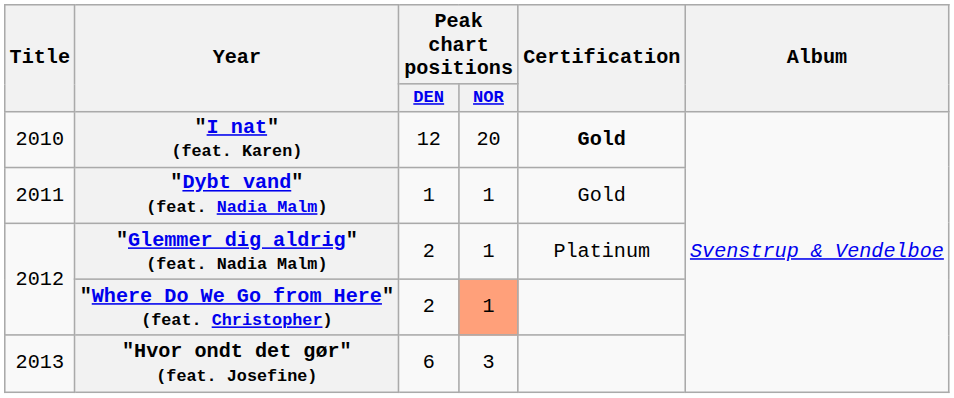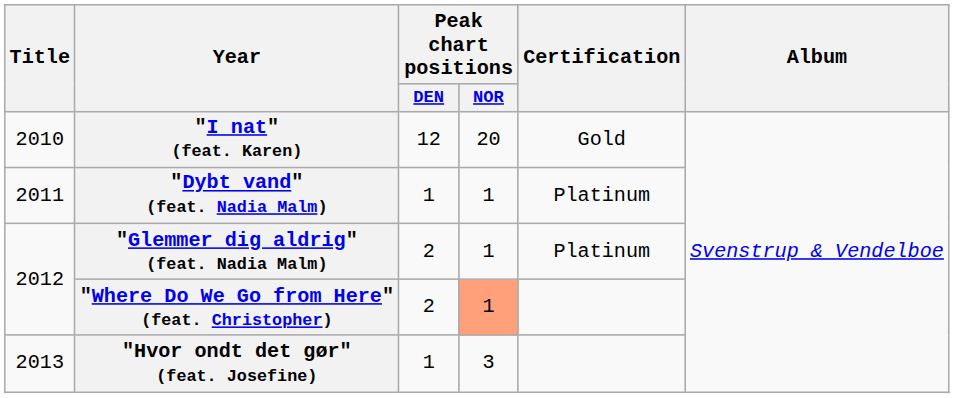(602, 139) bold -> (602, 139) normal
(602, 195) Gold -> (602, 195) Platinum
(429, 364) 6 -> (429, 364) 1
